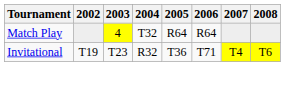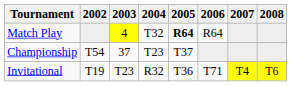(177, 33) normal -> (183, 33) bold
+ row: (42, 52)
